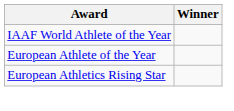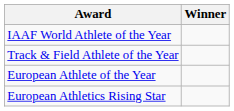+ row: (93, 55)
